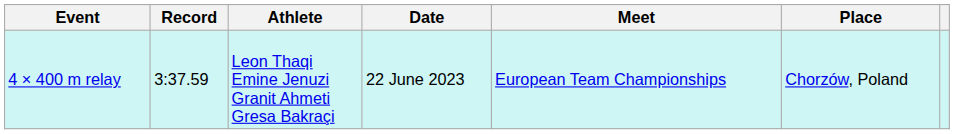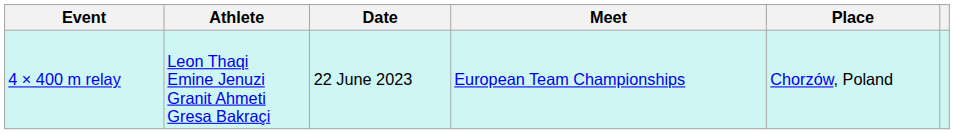- column: (189, 18)
